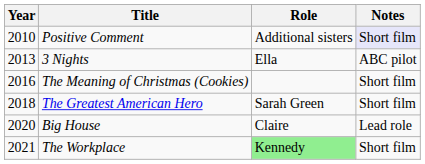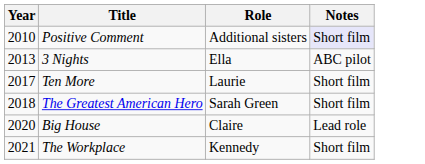- row: (145, 81)
+ row: (68, 81)
(280, 147) lightgreen background -> (234, 147) no background
